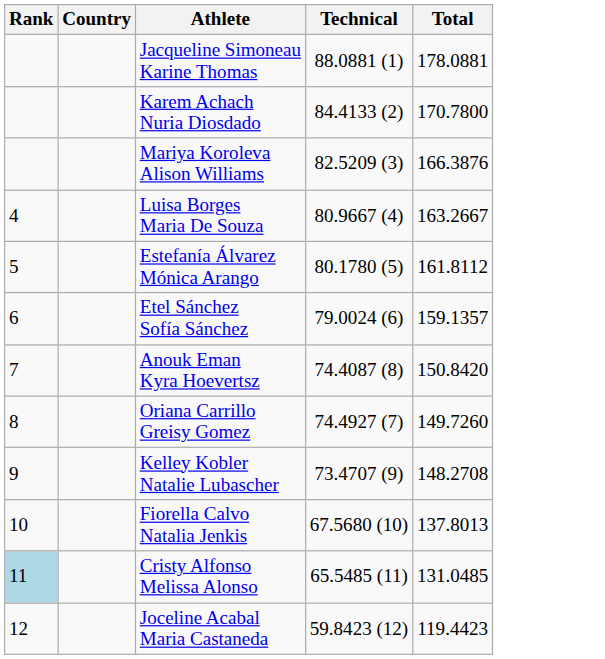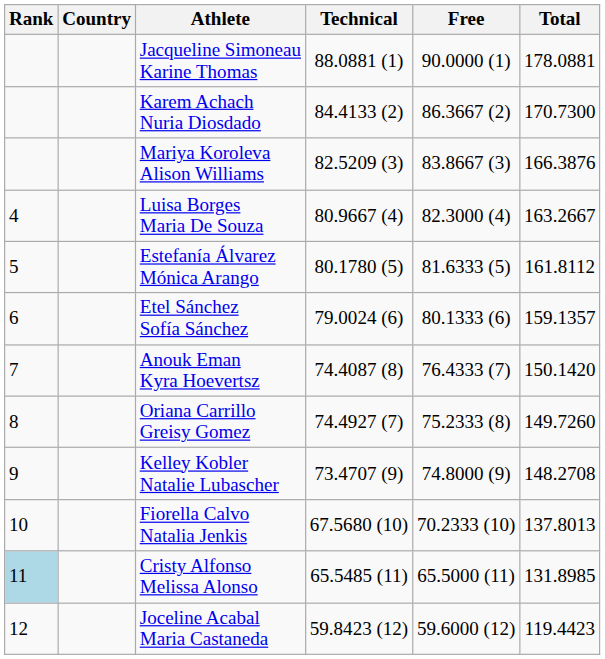+ column: (466, 19)
(453, 112) 170.7800 -> (560, 112) 170.7300
(453, 370) 150.8420 -> (560, 370) 150.1420
(453, 576) 131.0485 -> (560, 576) 131.8985
